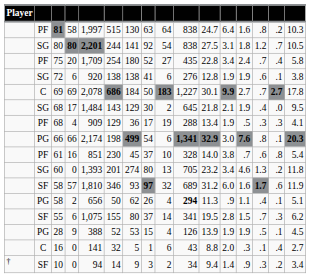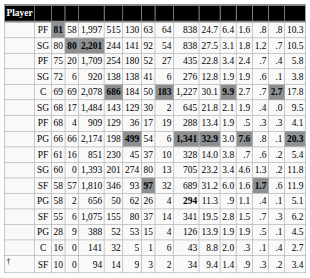(279, 30) .2 -> (279, 30) .8
(279, 154) .8 -> (279, 154) .2
